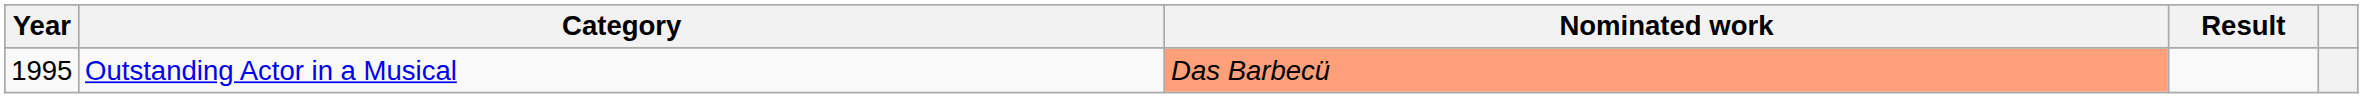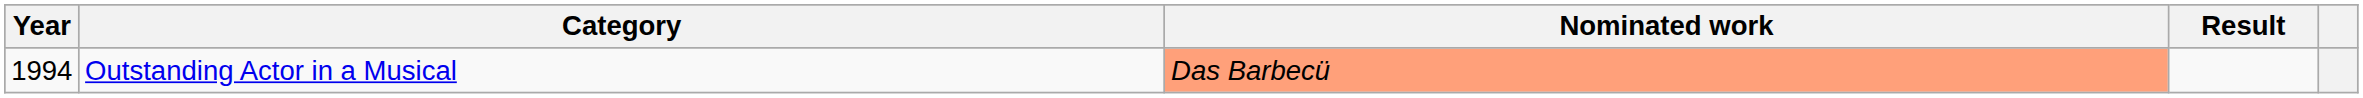(42, 69) 1995 -> (42, 69) 1994
